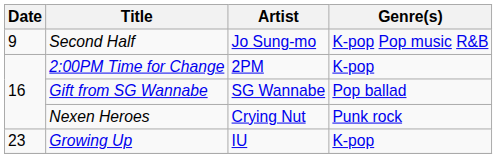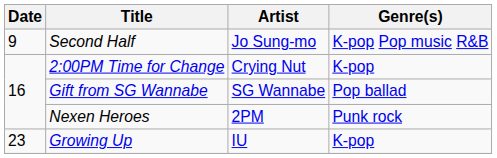(248, 66) 2PM -> (269, 66) Crying Nut
(269, 116) Crying Nut -> (248, 116) 2PM
